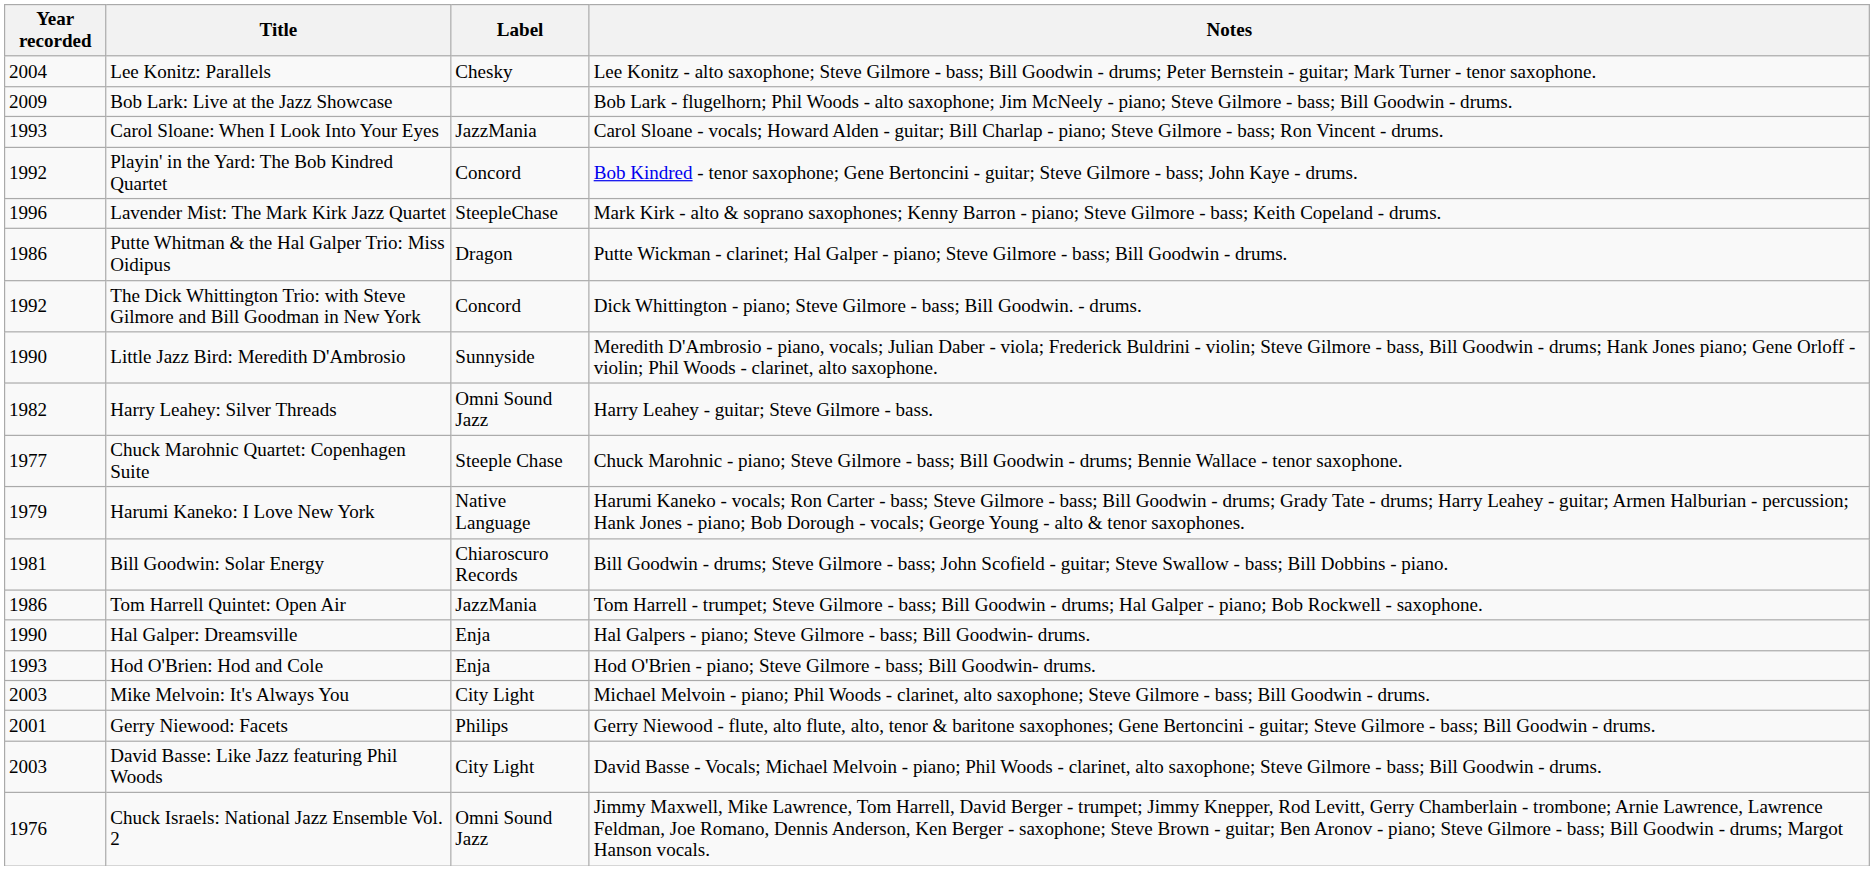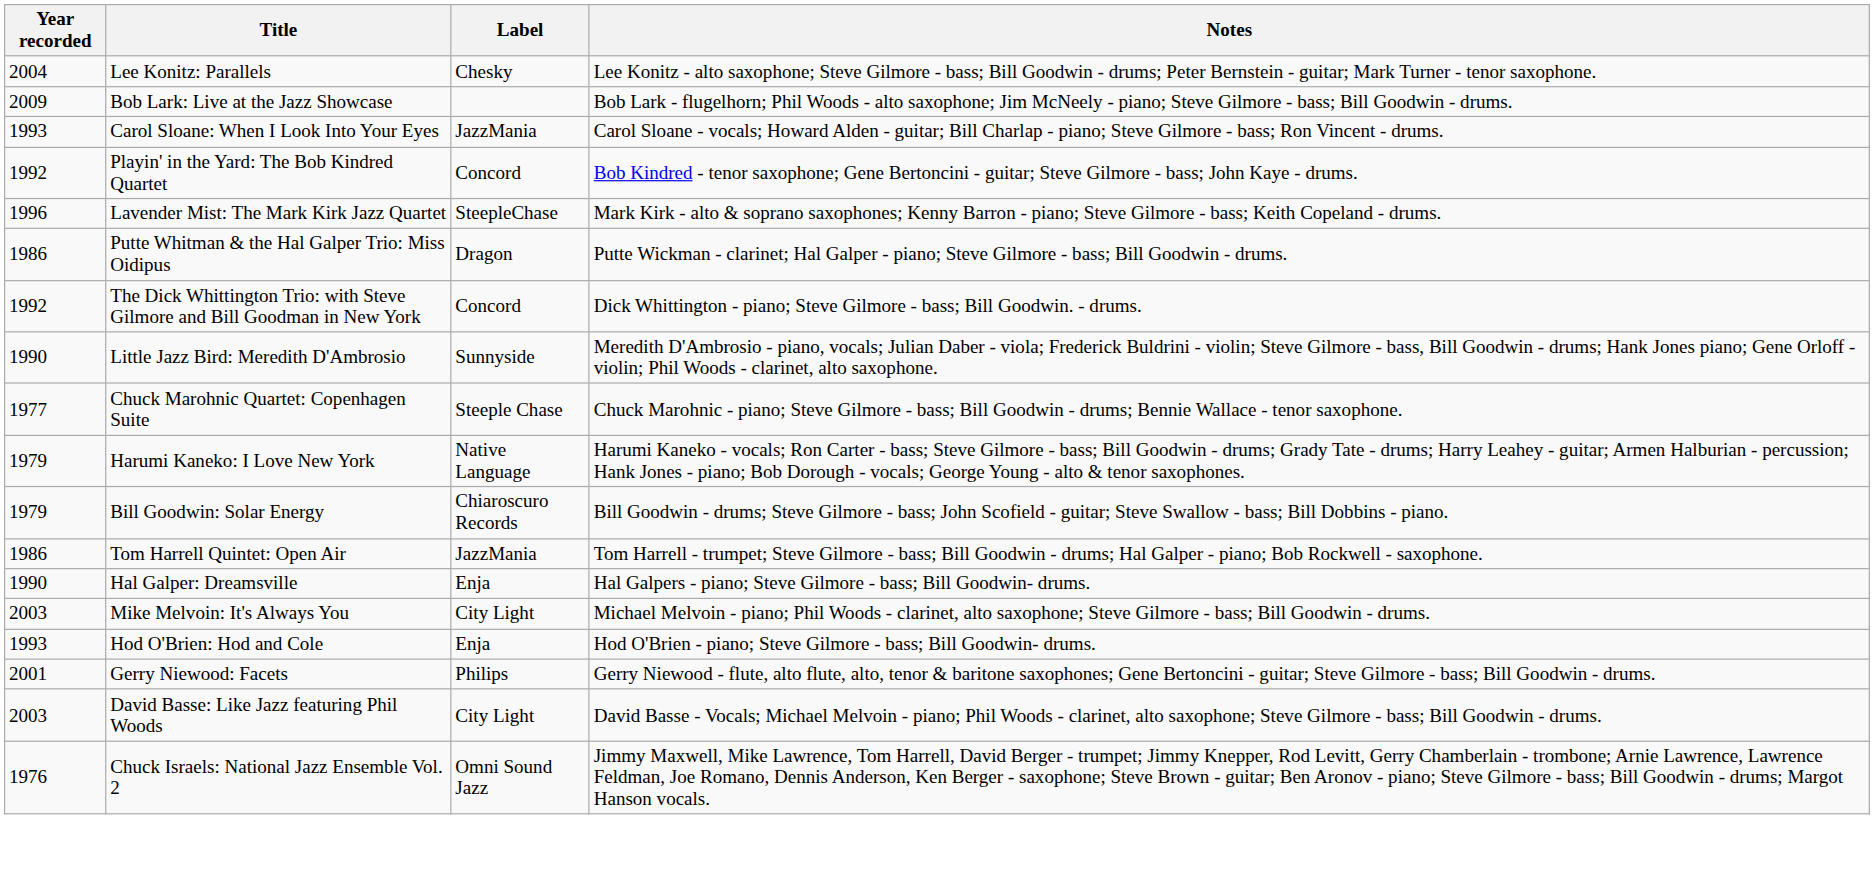- row: (223, 409)
(28, 564) 1981 -> (28, 512) 1979
rows swapped: (217, 665) <-> (230, 695)
